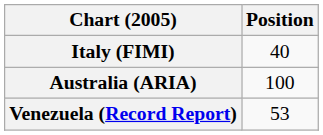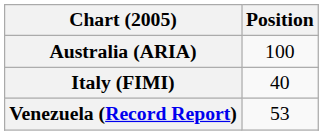rows swapped: (123, 82) <-> (123, 51)
